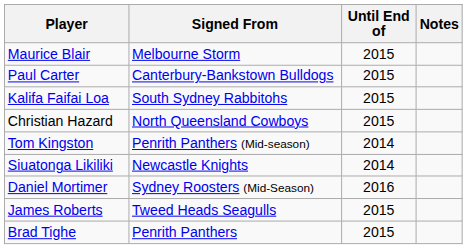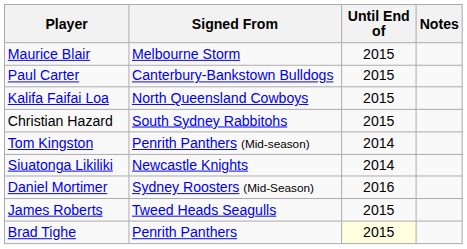(210, 99) South Sydney Rabbitohs -> (220, 99) North Queensland Cowboys
(220, 121) North Queensland Cowboys -> (210, 121) South Sydney Rabbitohs
(379, 232) no background -> (379, 232) lightyellow background
